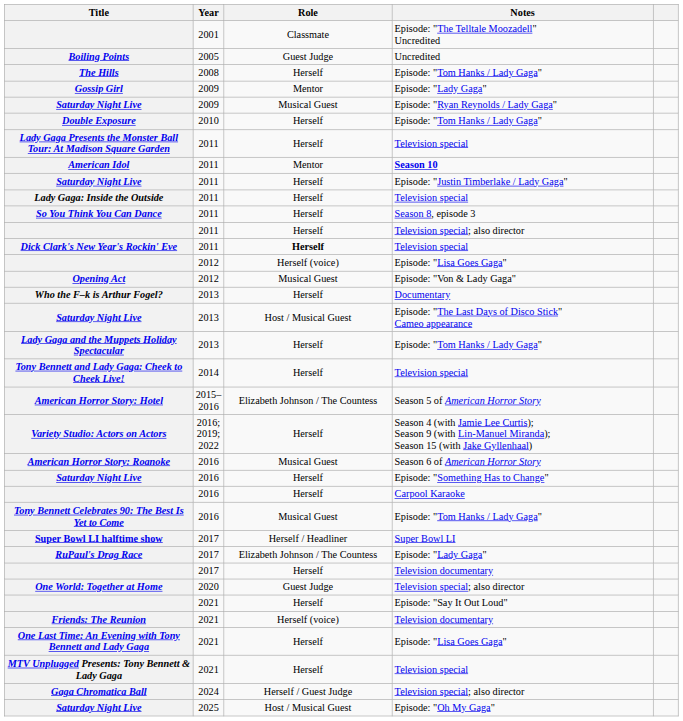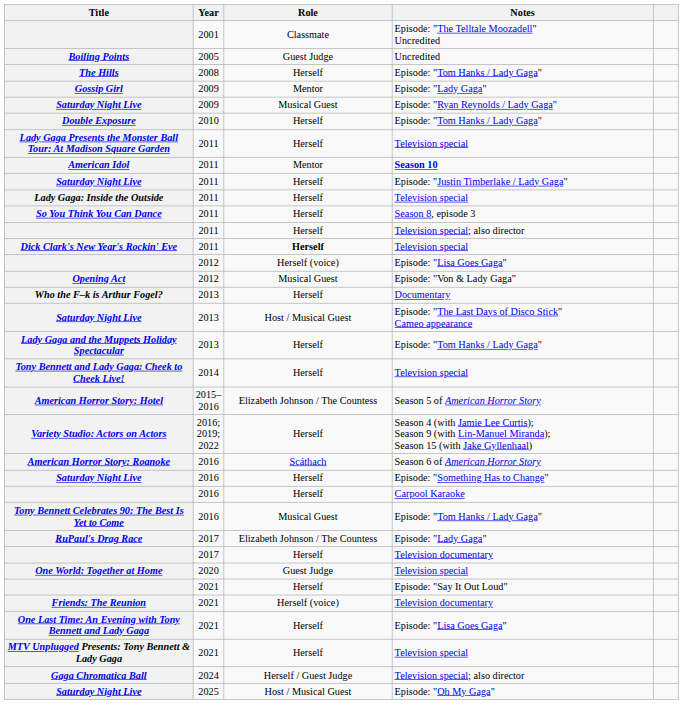(308, 462) Musical Guest -> (308, 462) Scáthach
- row: (99, 538)
(459, 587) Television special; also director -> (431, 571) Television special
